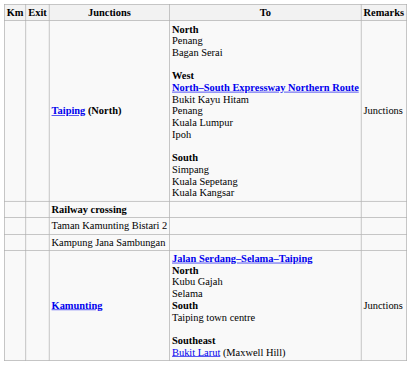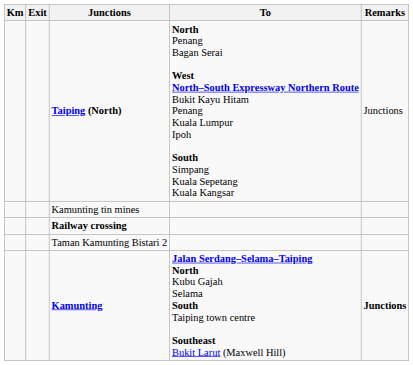+ row: (95, 209)
- row: (108, 242)
(383, 305) normal -> (385, 305) bold
